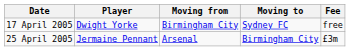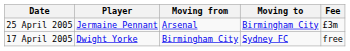rows swapped: (39, 25) <-> (39, 39)
